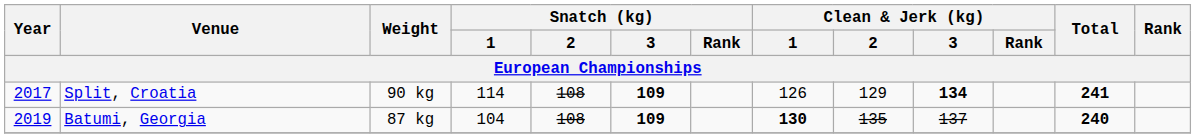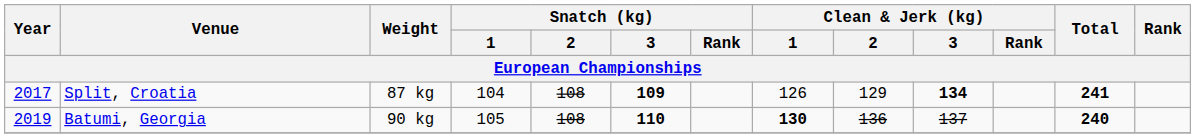(411, 94) 90 kg -> (411, 94) 87 kg
(491, 94) 114 -> (491, 94) 104
(411, 120) 87 kg -> (411, 120) 90 kg
(491, 120) 104 -> (491, 120) 105
(651, 120) 109 -> (651, 120) 110
(873, 120) 135 -> (873, 120) 136
